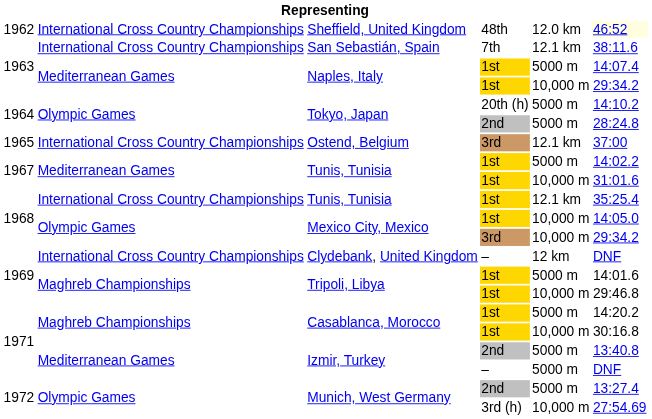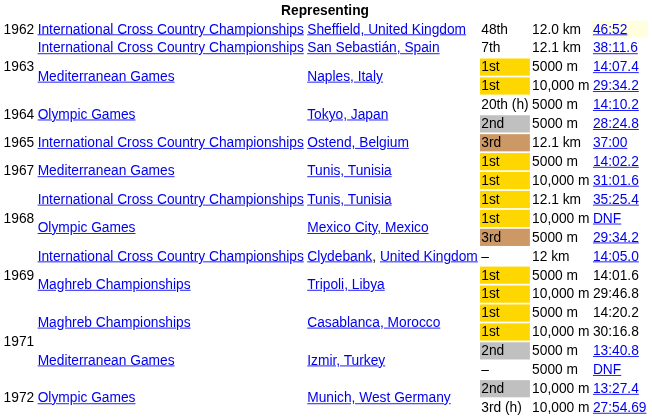(616, 218) 14:05.0 -> (607, 218) DNF
(561, 237) 10,000 m -> (555, 237) 5000 m
(607, 256) DNF -> (616, 256) 14:05.0
(555, 388) 5000 m -> (561, 388) 10,000 m
